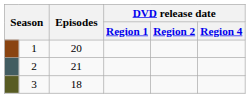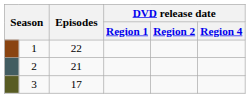(76, 48) 20 -> (76, 48) 22
(76, 84) 18 -> (76, 84) 17
